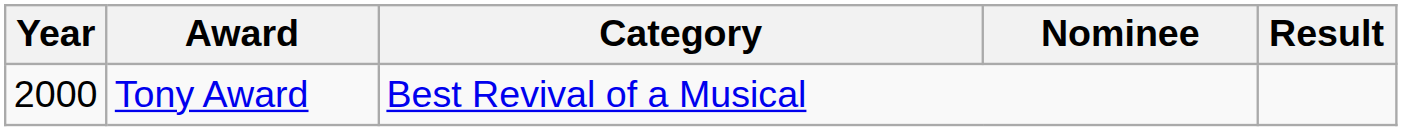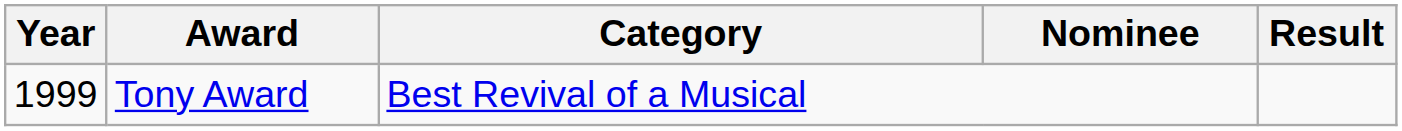(56, 93) 2000 -> (56, 93) 1999
